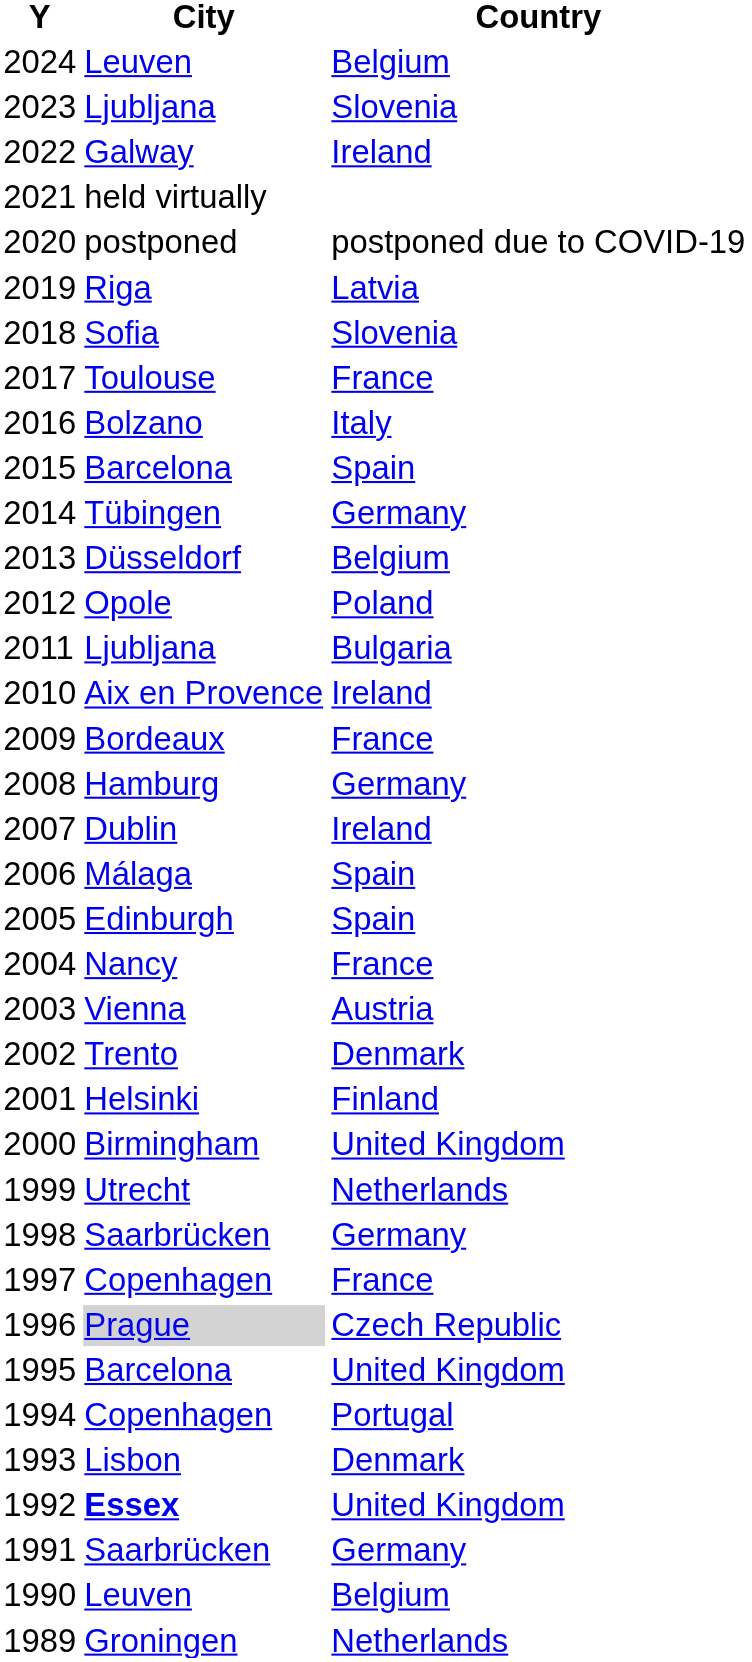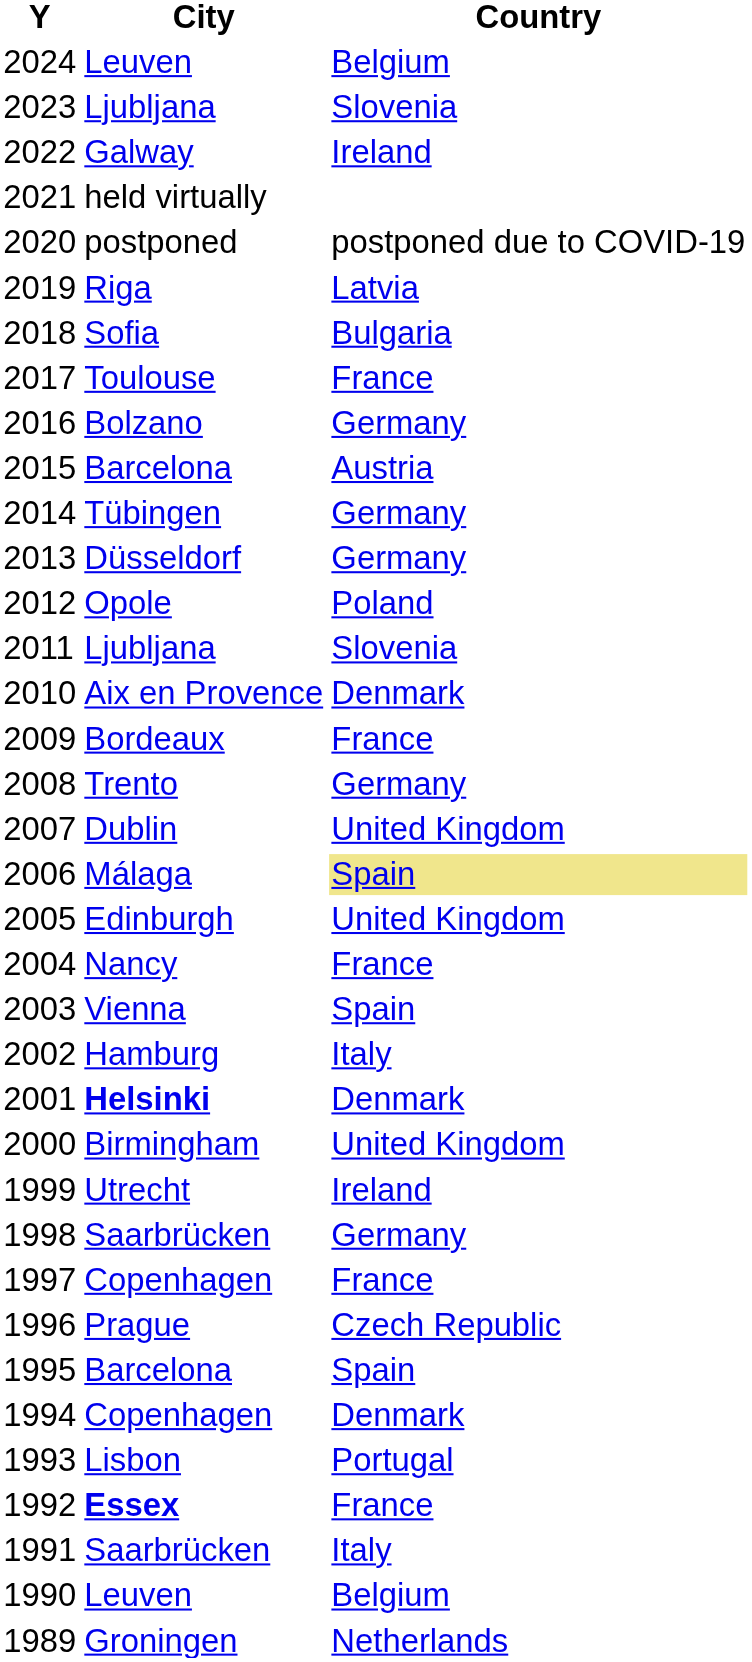(394, 332) Slovenia -> (392, 332) Bulgaria
(361, 423) Italy -> (399, 423) Germany
(373, 468) Spain -> (382, 468) Austria
(391, 558) Belgium -> (399, 558) Germany
(392, 648) Bulgaria -> (394, 648) Slovenia
(382, 693) Ireland -> (398, 693) Denmark
(152, 783) Hamburg -> (131, 783) Trento
(382, 828) Ireland -> (448, 828) United Kingdom
(373, 874) no background -> (373, 874) khaki background
(373, 919) Spain -> (448, 919) United Kingdom
(382, 1009) Austria -> (373, 1009) Spain
(131, 1054) Trento -> (152, 1054) Hamburg
(398, 1054) Denmark -> (361, 1054) Italy
(142, 1099) normal -> (147, 1099) bold
(385, 1099) Finland -> (398, 1099) Denmark
(420, 1189) Netherlands -> (382, 1189) Ireland
(137, 1325) lightgrey background -> (137, 1325) no background
(448, 1370) United Kingdom -> (373, 1370) Spain
(392, 1415) Portugal -> (398, 1415) Denmark
(398, 1460) Denmark -> (392, 1460) Portugal
(448, 1505) United Kingdom -> (382, 1505) France
(399, 1550) Germany -> (361, 1550) Italy
